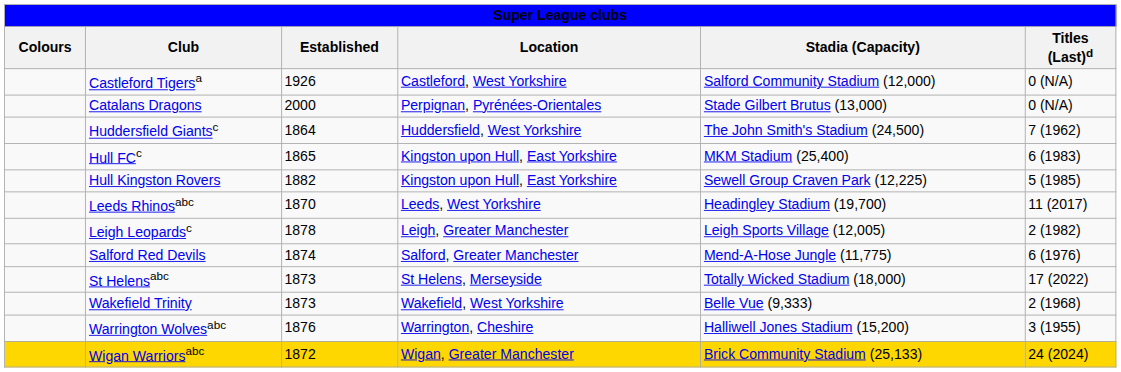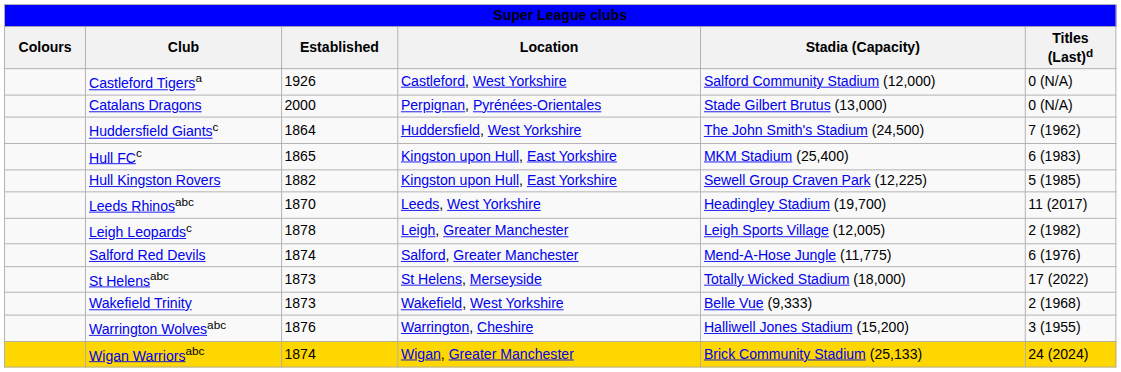(300, 354) 1872 -> (300, 354) 1874
